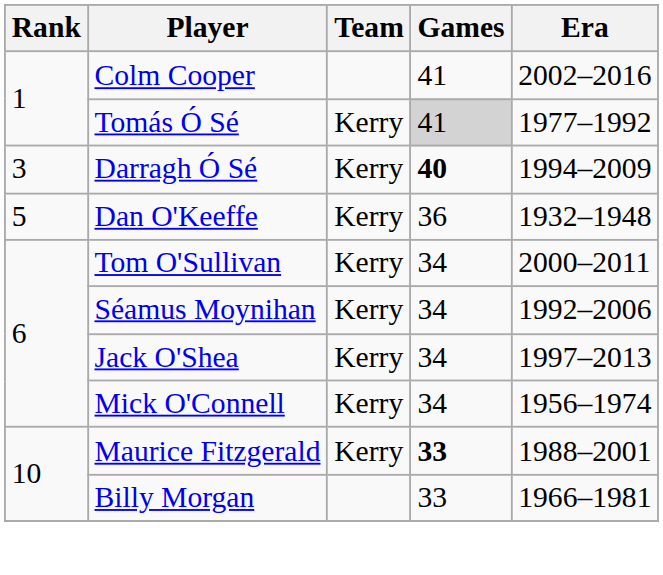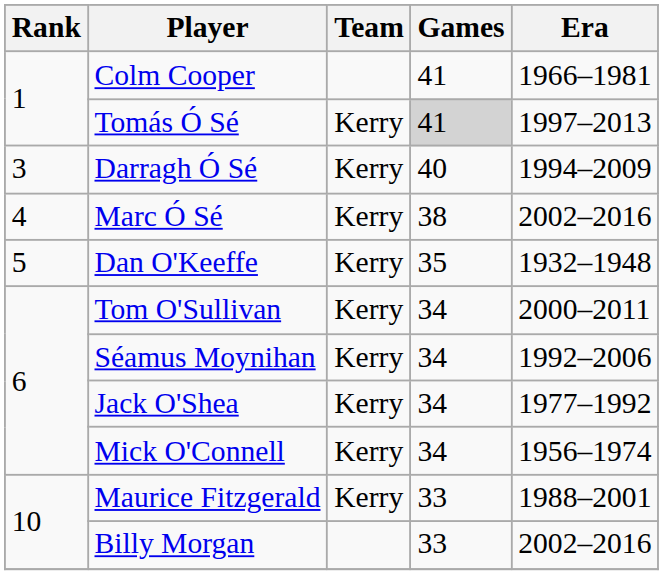(585, 74) 2002–2016 -> (585, 74) 1966–1981
(585, 121) 1977–1992 -> (585, 121) 1997–2013
(432, 168) bold -> (432, 168) normal
+ row: (159, 215)
(432, 215) 36 -> (432, 262) 35
(585, 356) 1997–2013 -> (585, 403) 1977–1992
(432, 450) bold -> (432, 497) normal
(585, 497) 1966–1981 -> (585, 544) 2002–2016
